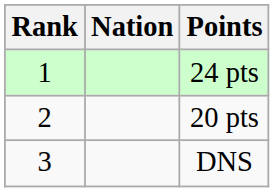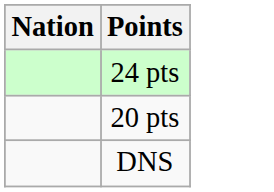- column: (45, 27)
